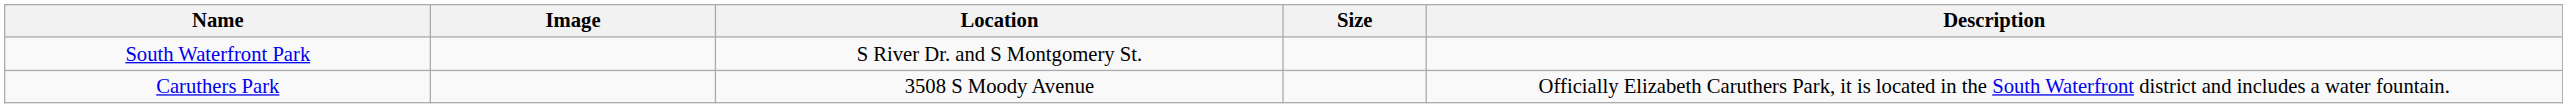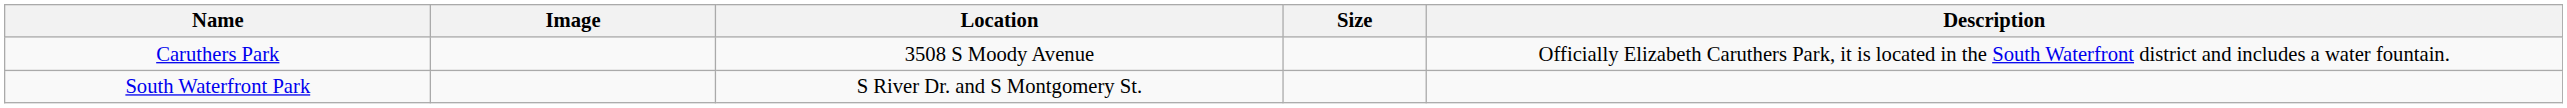rows swapped: (218, 86) <-> (218, 53)
